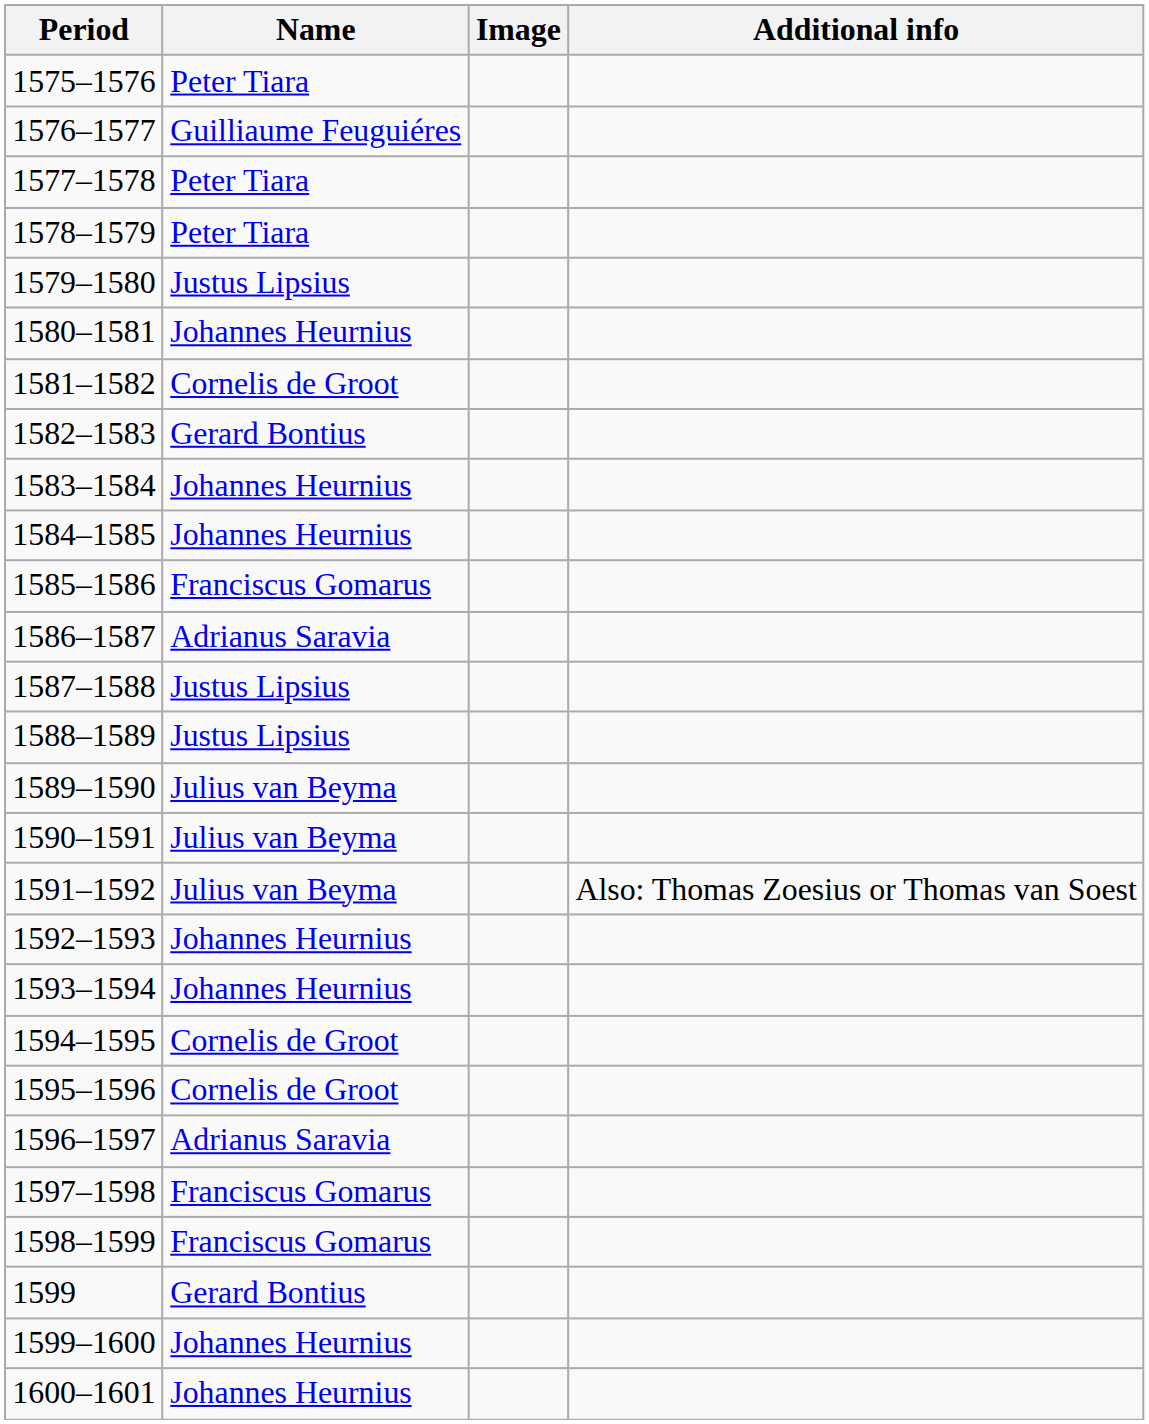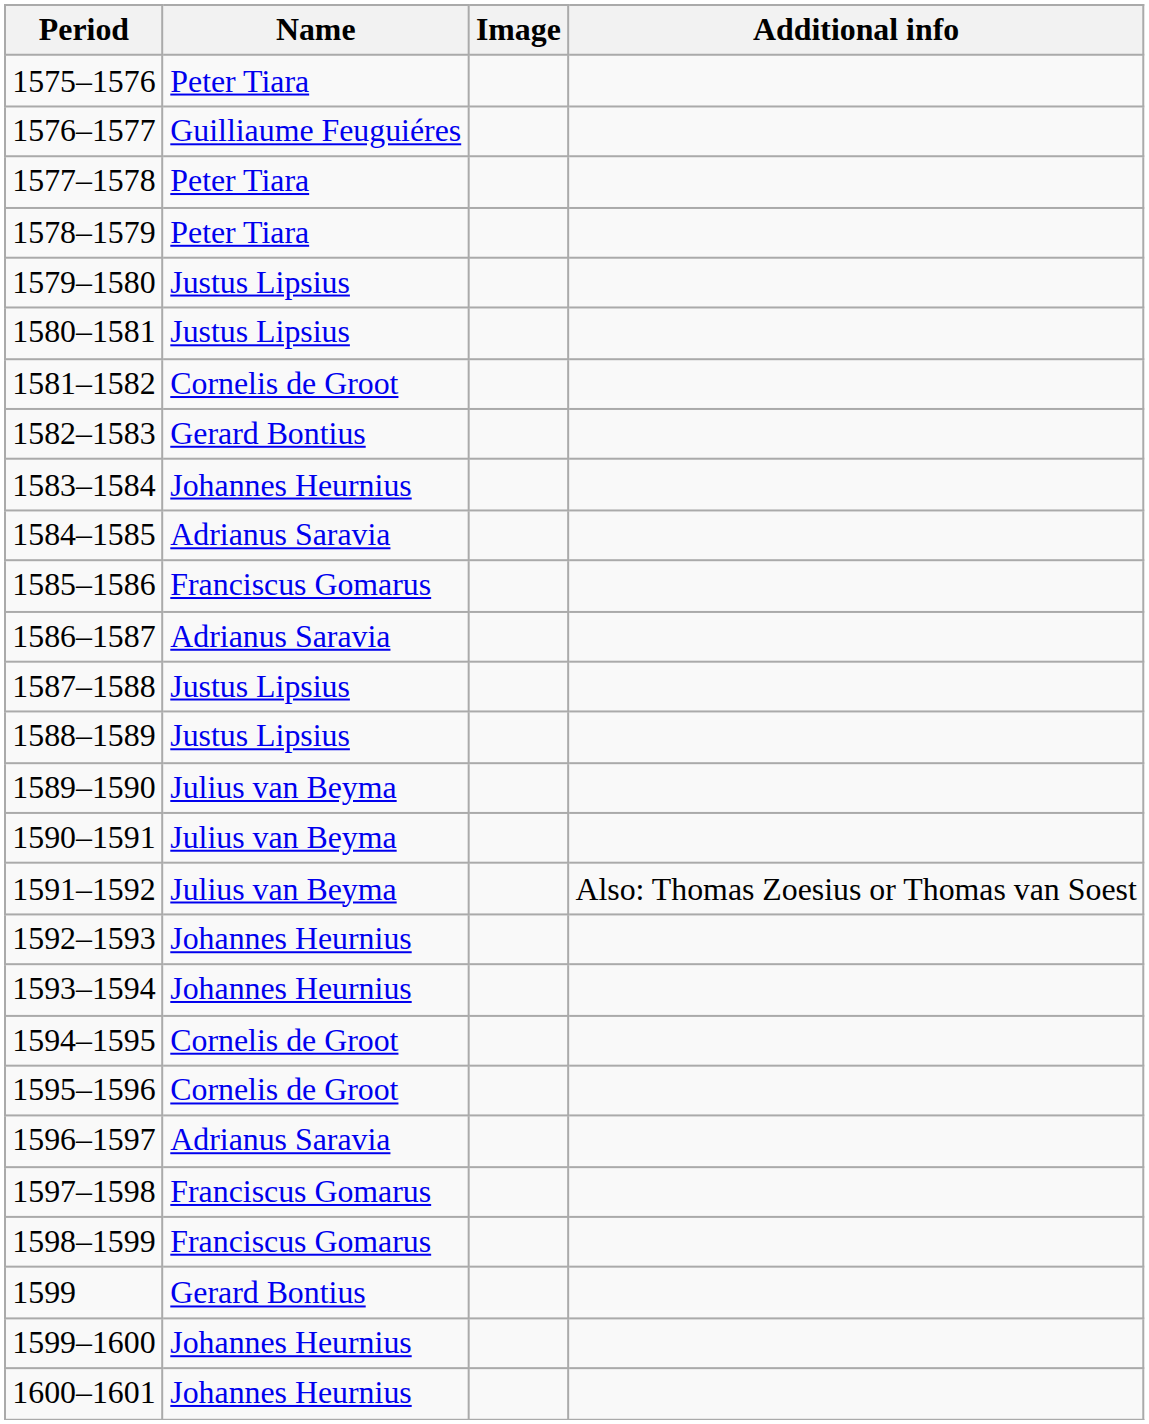(291, 332) Johannes Heurnius -> (260, 332) Justus Lipsius
(291, 534) Johannes Heurnius -> (280, 534) Adrianus Saravia
